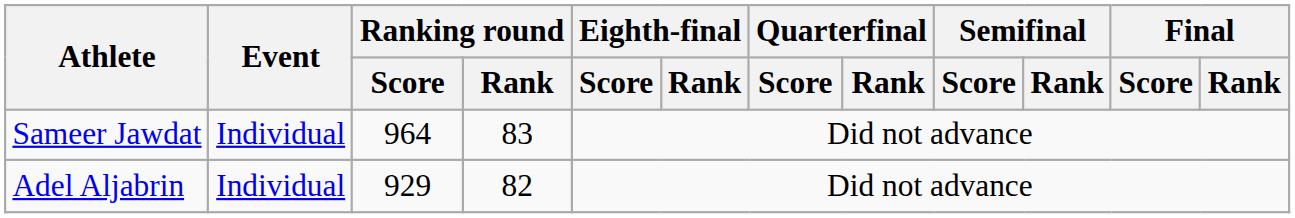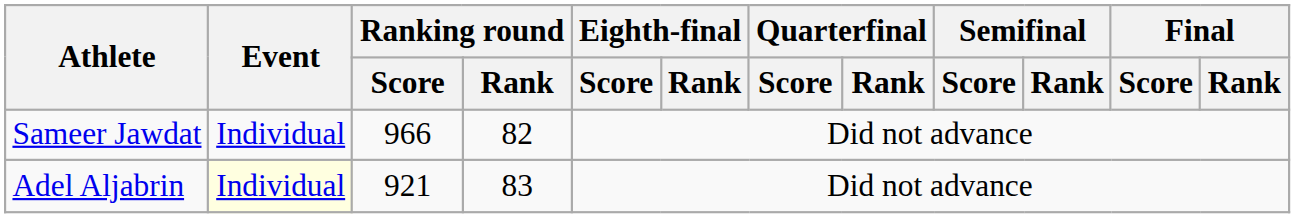(408, 134) 964 -> (408, 134) 966
(517, 134) 83 -> (517, 134) 82
(281, 186) no background -> (281, 186) lightyellow background
(408, 186) 929 -> (408, 186) 921
(517, 186) 82 -> (517, 186) 83
